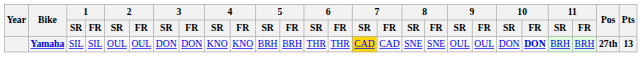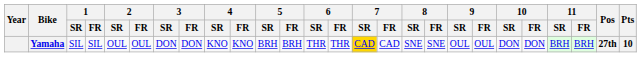(535, 43) bold -> (535, 43) normal
(628, 43) 13 -> (628, 43) 10
